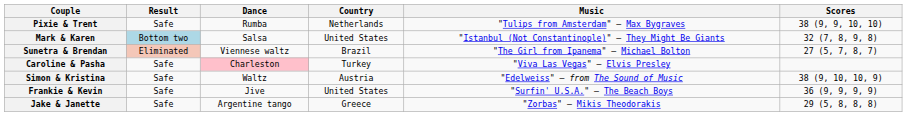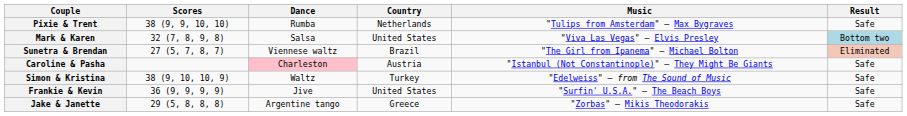columns swapped: (841, 11) <-> (163, 11)
(592, 38) "Istanbul (Not Constantinople)" — They Might Be Giants -> (640, 38) "Viva Las Vegas" — Elvis Presley
(356, 64) Turkey -> (404, 64) Austria
(592, 64) "Viva Las Vegas" — Elvis Presley -> (640, 64) "Istanbul (Not Constantinople)" — They Might Be Giants
(356, 78) Austria -> (404, 78) Turkey
